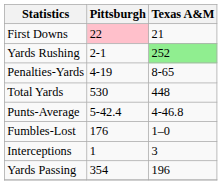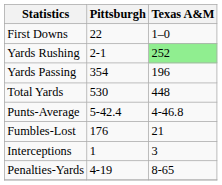(96, 33) pink background -> (96, 33) no background
(158, 33) 21 -> (161, 33) 1–0
rows swapped: (42, 170) <-> (46, 72)
(161, 131) 1–0 -> (158, 131) 21
